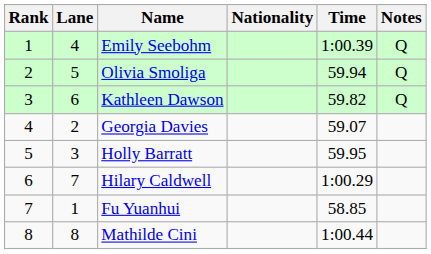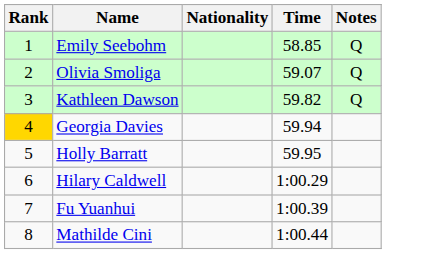- column: (75, 18)
(347, 45) 1:00.39 -> (302, 45) 58.85
(347, 72) 59.94 -> (302, 72) 59.07
(28, 126) no background -> (28, 126) gold background
(347, 126) 59.07 -> (302, 126) 59.94
(347, 208) 58.85 -> (302, 208) 1:00.39
